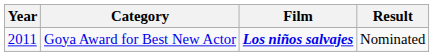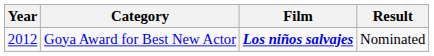(22, 39) 2011 -> (23, 39) 2012
